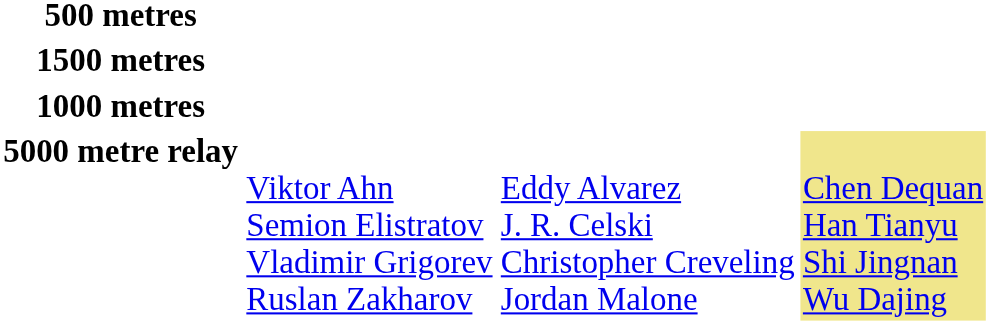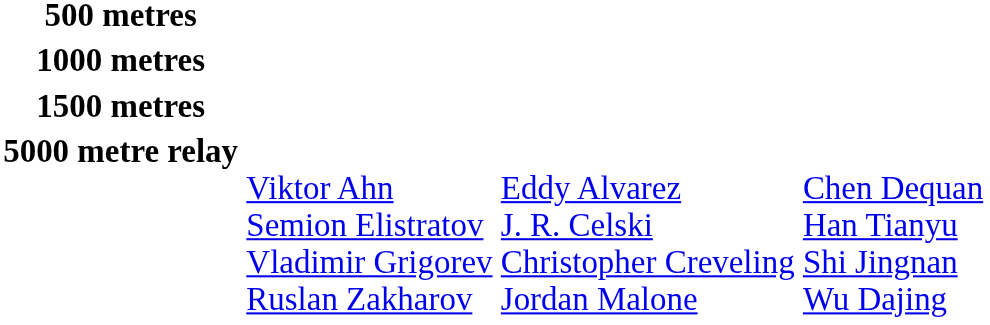rows swapped: (121, 105) <-> (121, 60)
(893, 243) khaki background -> (893, 243) no background
